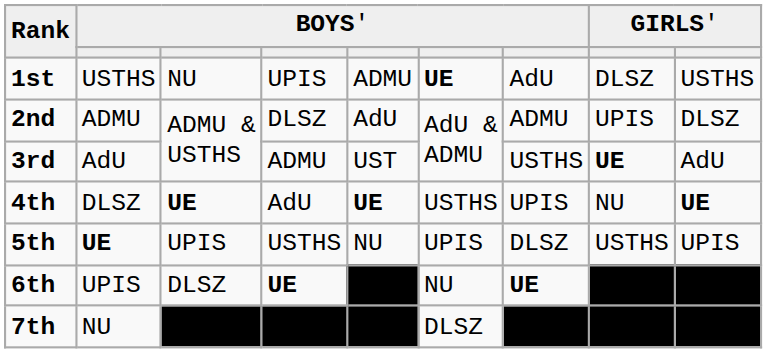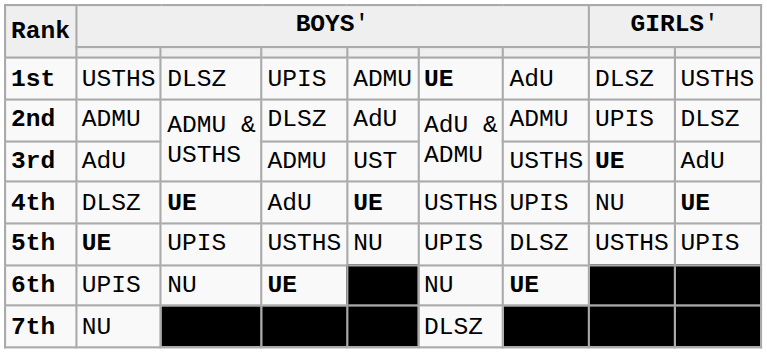(182, 79) NU -> (197, 79) DLSZ
(197, 285) DLSZ -> (182, 285) NU
